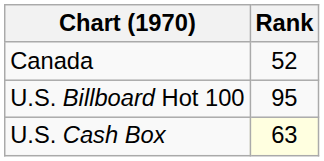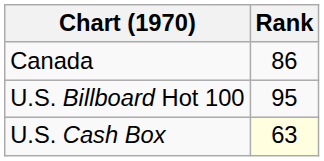(284, 60) 52 -> (284, 60) 86
